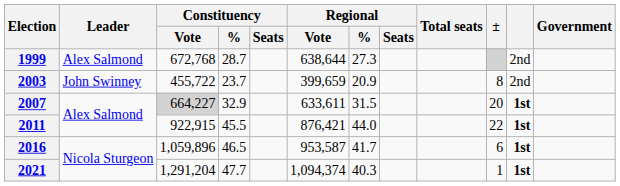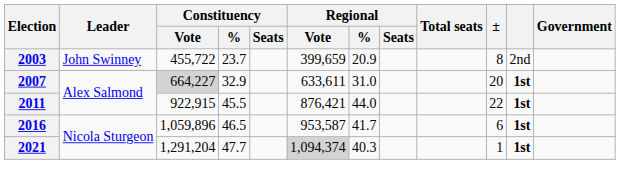- row: (32, 59)
(364, 103) 31.5 -> (364, 81) 31.0
(318, 170) no background -> (318, 147) lightgrey background
